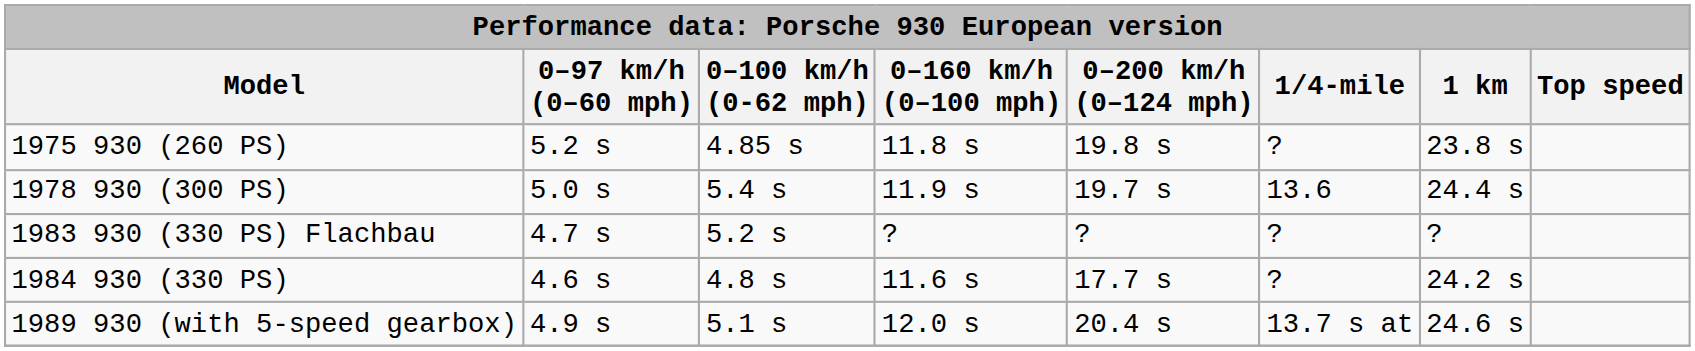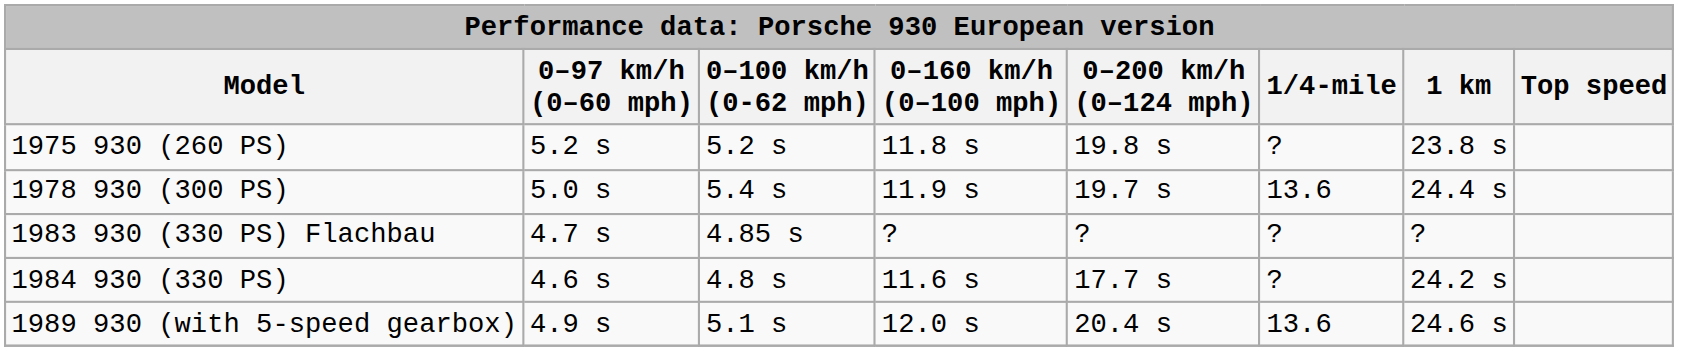(755, 147) 4.85 s -> (747, 147) 5.2 s
(747, 236) 5.2 s -> (755, 236) 4.85 s
(1340, 324) 13.7 s at -> (1299, 324) 13.6
